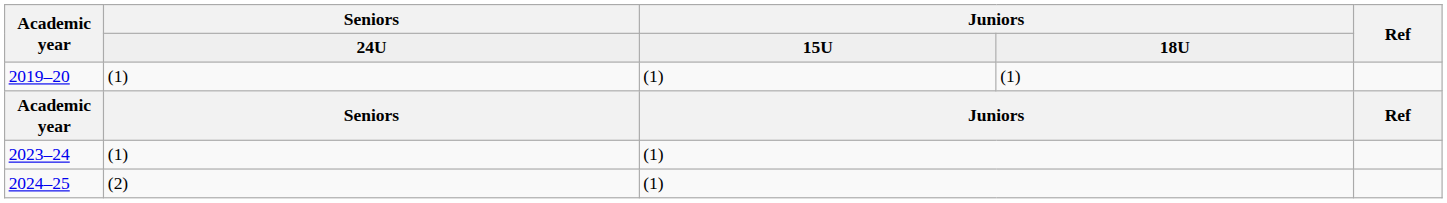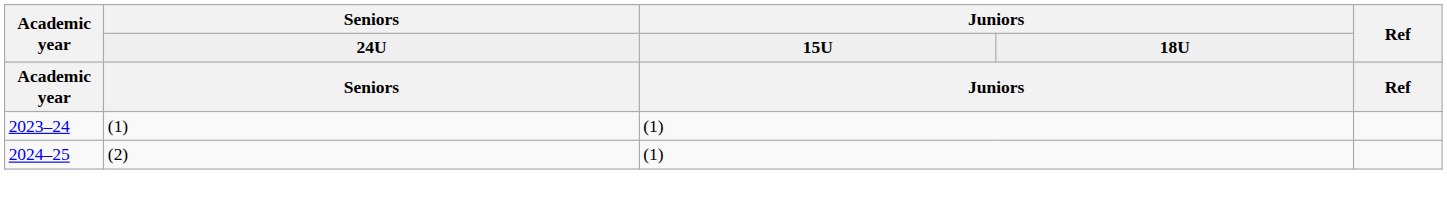- row: (39, 76)
